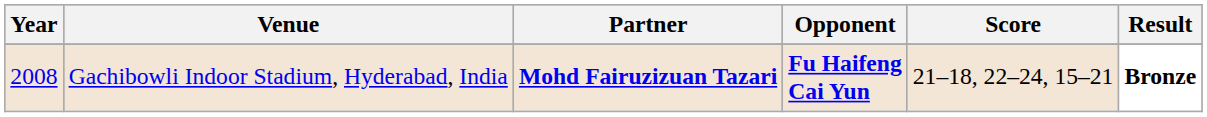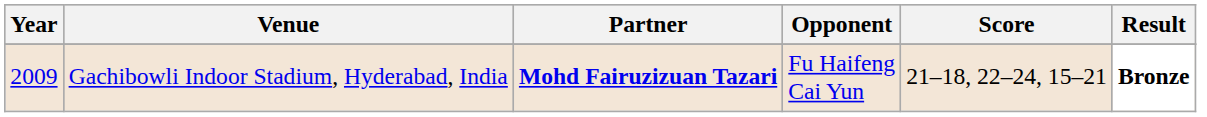(34, 77) 2008 -> (34, 77) 2009
(845, 77) bold -> (842, 77) normal
